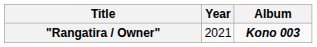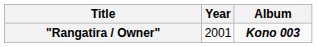(218, 33) 2021 -> (218, 33) 2001
